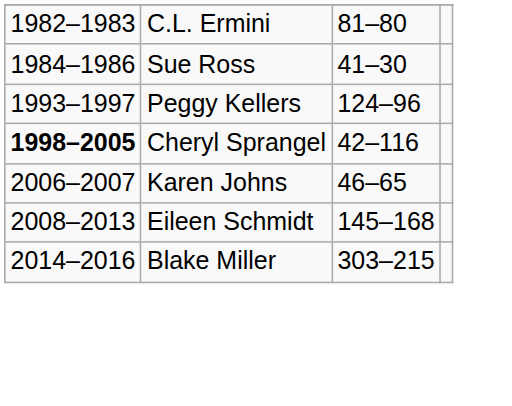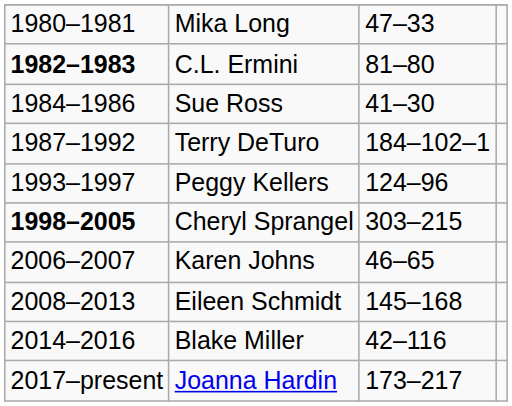+ row: (232, 24)
(73, 24) normal -> (73, 63) bold
+ row: (247, 143)
(378, 143) 42–116 -> (414, 222) 303–215
(386, 261) 303–215 -> (406, 340) 42–116
+ row: (256, 380)
